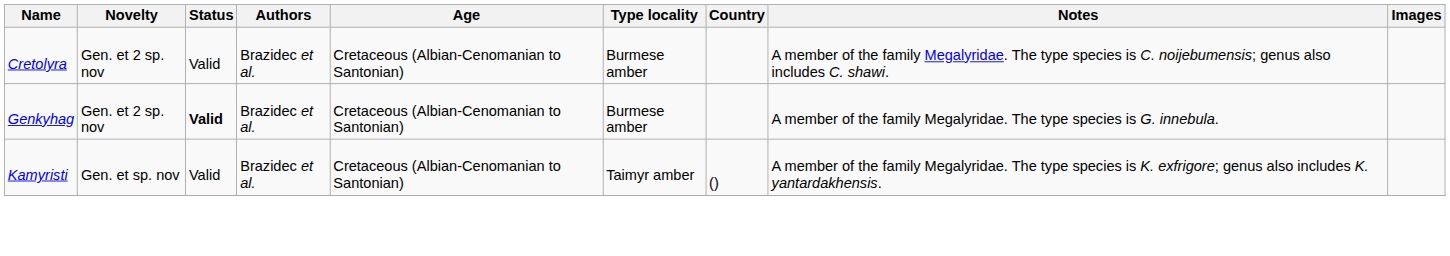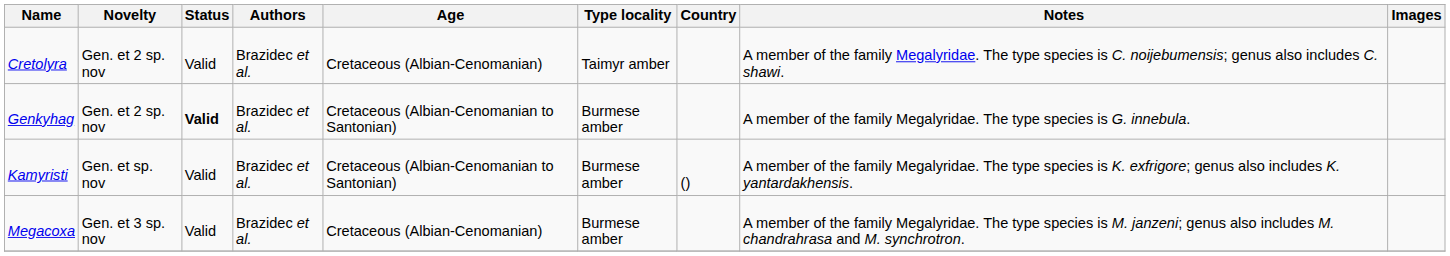(447, 63) Cretaceous (Albian-Cenomanian to Santonian) -> (434, 63) Cretaceous (Albian-Cenomanian)
(635, 63) Burmese amber -> (626, 63) Taimyr amber
(650, 175) Taimyr amber -> (611, 175) Burmese amber
+ row: (41, 231)
